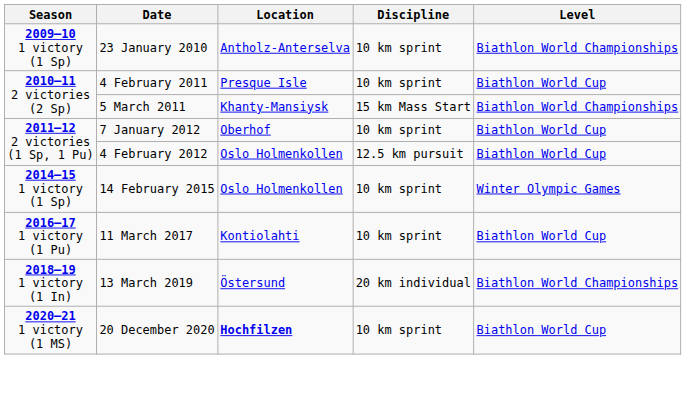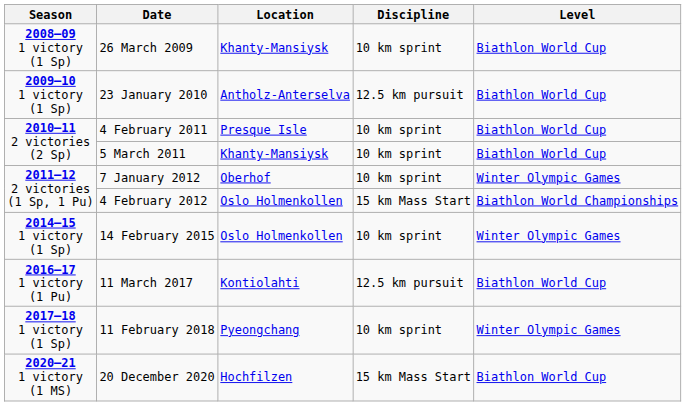+ row: (146, 47)
(399, 47) 10 km sprint -> (410, 95) 12.5 km pursuit
(577, 47) Biathlon World Championships -> (541, 95) Biathlon World Cup
(413, 106) 15 km Mass Start -> (399, 153) 10 km sprint
(577, 106) Biathlon World Championships -> (541, 153) Biathlon World Cup
(541, 130) Biathlon World Cup -> (549, 177) Winter Olympic Games
(410, 153) 12.5 km pursuit -> (413, 201) 15 km Mass Start
(541, 153) Biathlon World Cup -> (577, 201) Biathlon World Championships
(399, 236) 10 km sprint -> (410, 283) 12.5 km pursuit
+ row: (157, 330)
- row: (146, 283)
(256, 330) bold -> (256, 377) normal
(399, 330) 10 km sprint -> (413, 377) 15 km Mass Start
